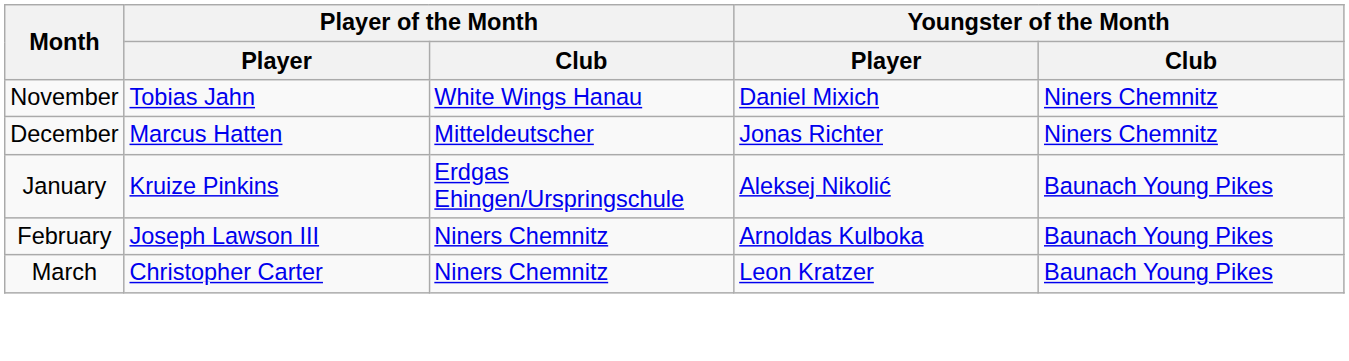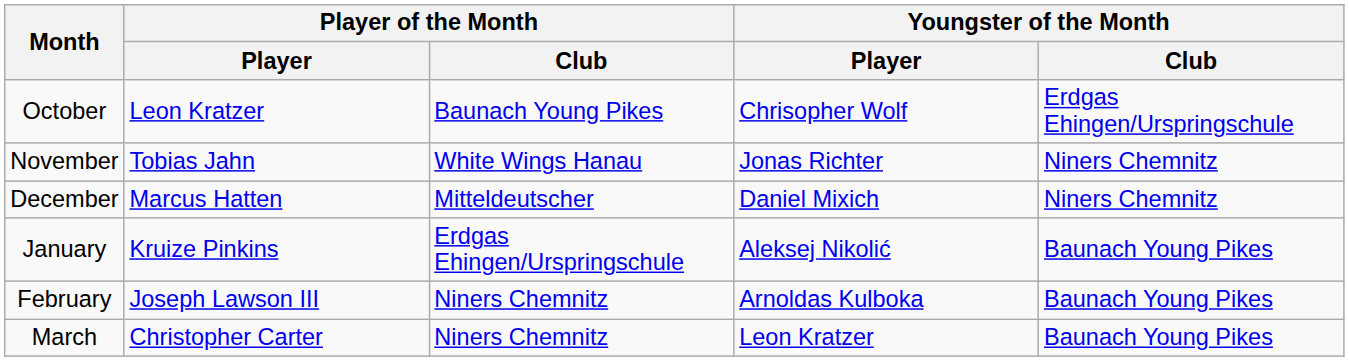+ row: (64, 110)
(809, 97) Daniel Mixich -> (811, 161) Jonas Richter
(811, 135) Jonas Richter -> (809, 198) Daniel Mixich
